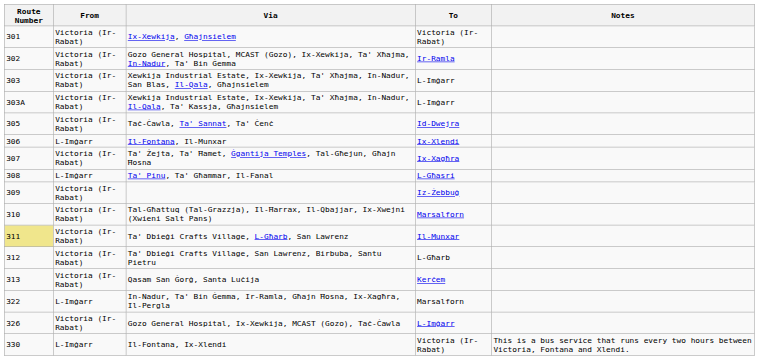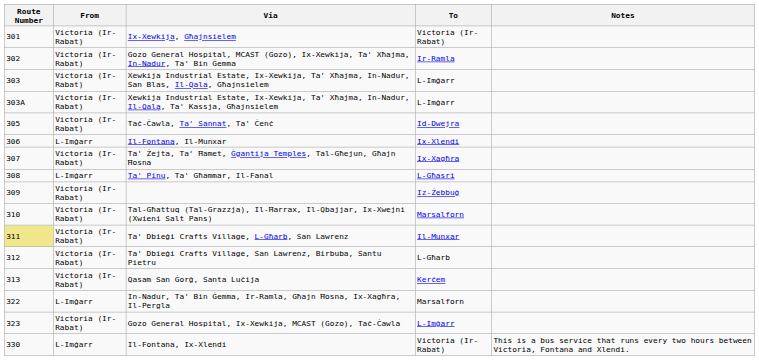(13, 323) 326 -> (13, 323) 323
